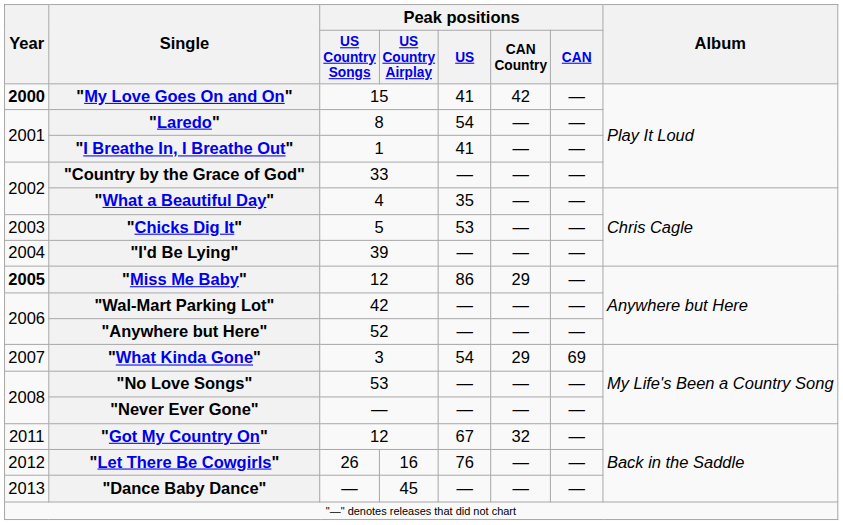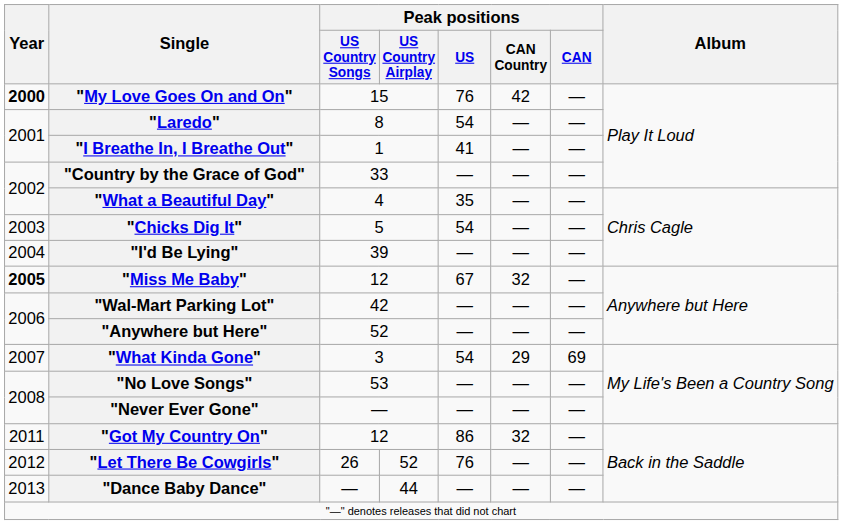(465, 96) 41 -> (465, 96) 76
(465, 227) 53 -> (465, 227) 54
(465, 279) 86 -> (465, 279) 67
(521, 279) 29 -> (521, 279) 32
(465, 436) 67 -> (465, 436) 86
(409, 462) 16 -> (409, 462) 52
(409, 488) 45 -> (409, 488) 44
